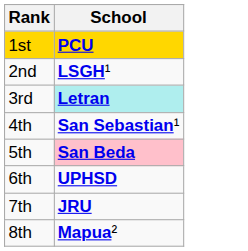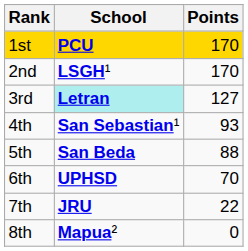+ column: (213, 17)
(96, 152) pink background -> (96, 152) no background
